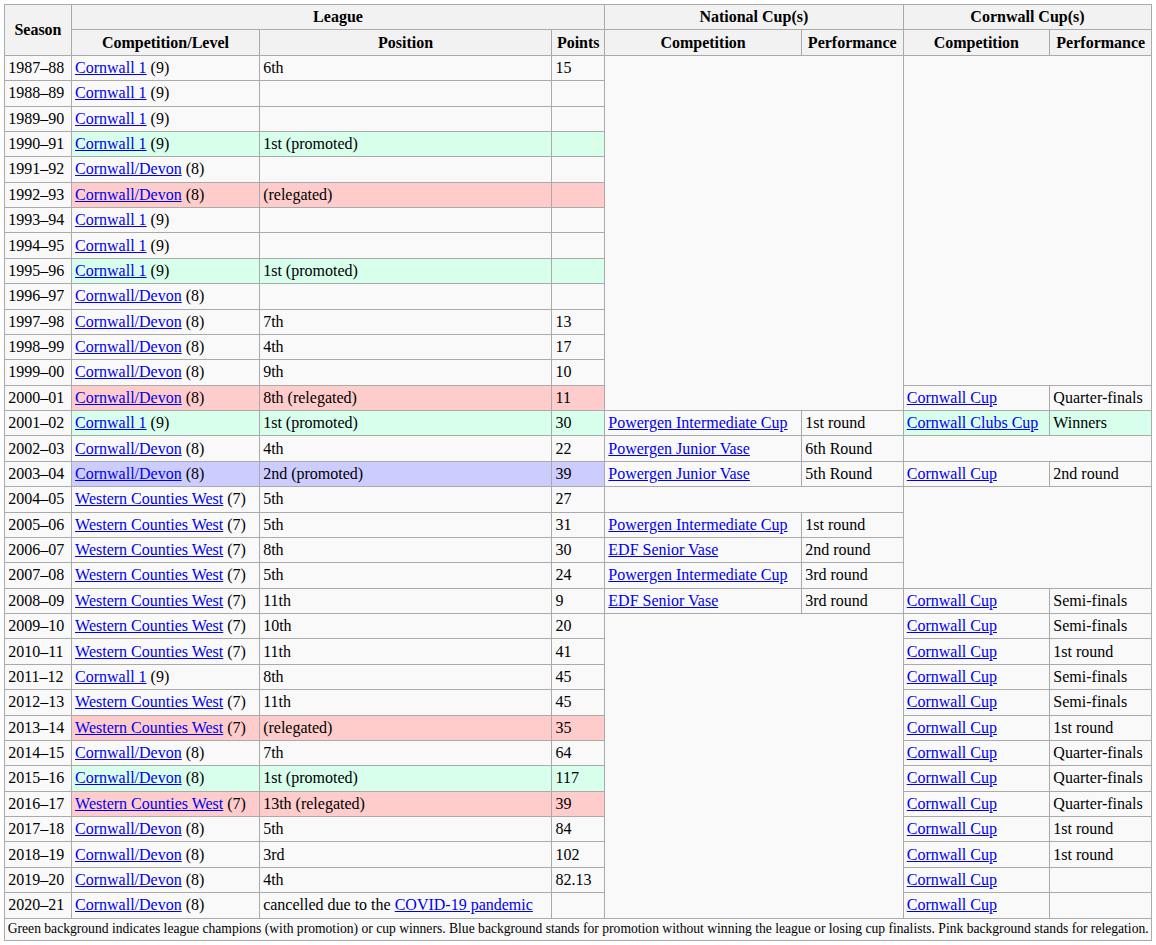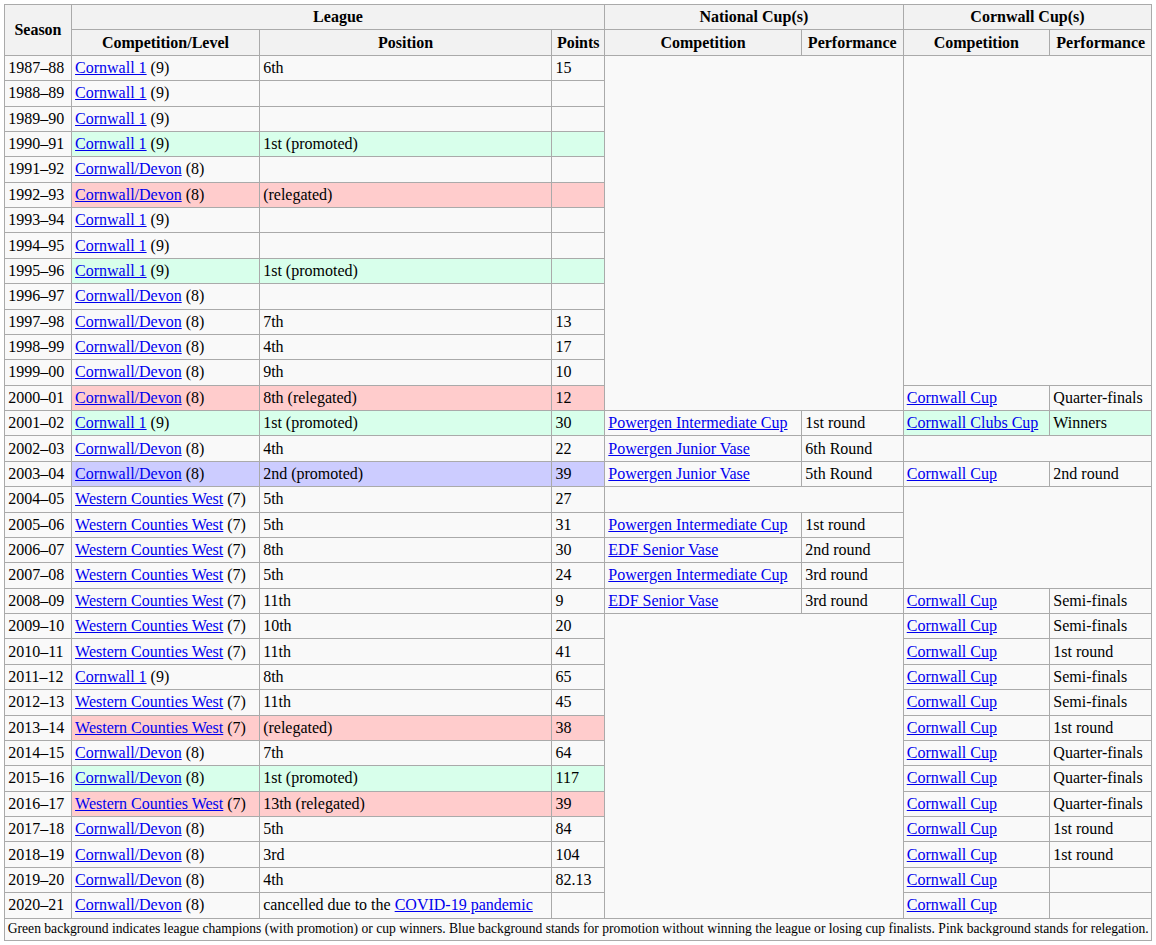(563, 397) 11 -> (564, 397) 12
(564, 676) 45 -> (564, 676) 65
(564, 727) 35 -> (564, 727) 38
(568, 854) 102 -> (568, 854) 104
